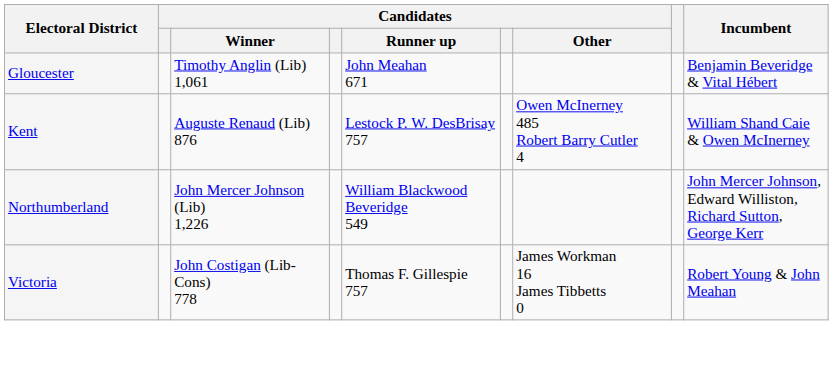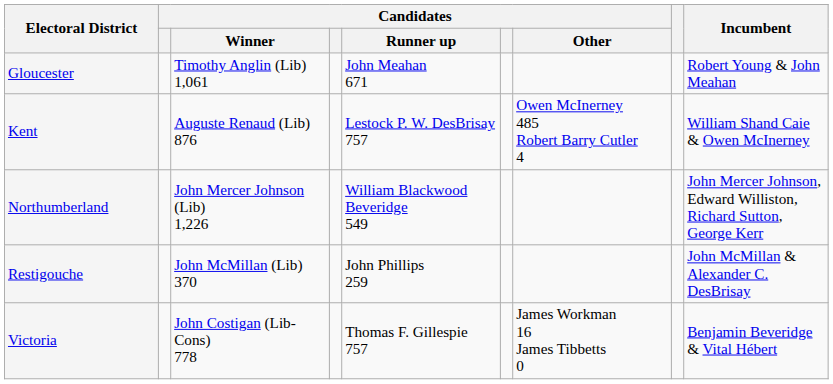(750, 73) Benjamin Beveridge & Vital Hébert -> (753, 73) Robert Young & John Meahan
+ row: (46, 273)
(753, 282) Robert Young & John Meahan -> (750, 340) Benjamin Beveridge & Vital Hébert
